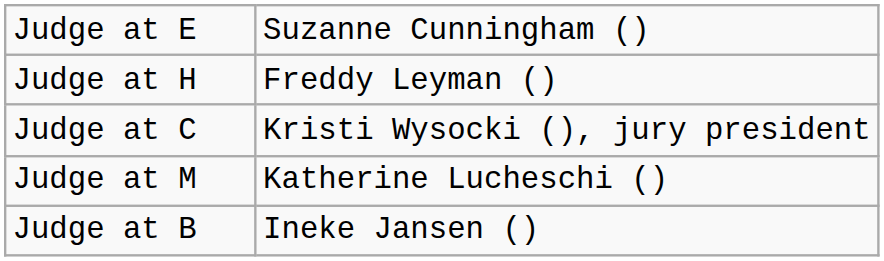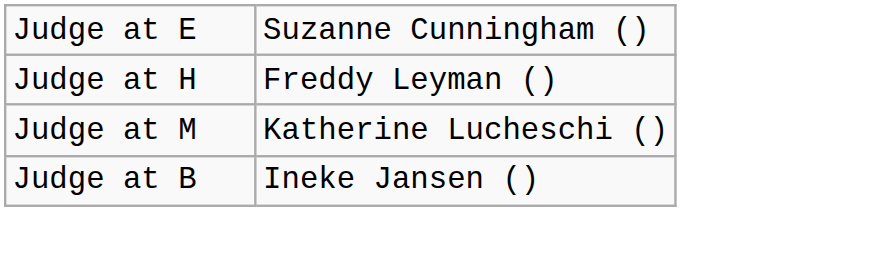- row: (105, 130)
